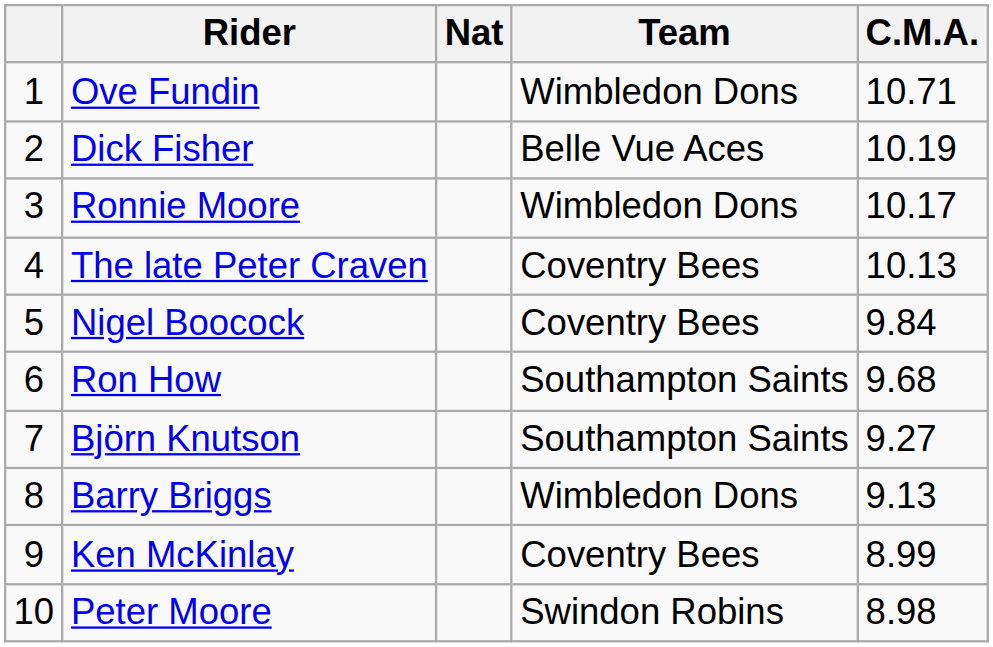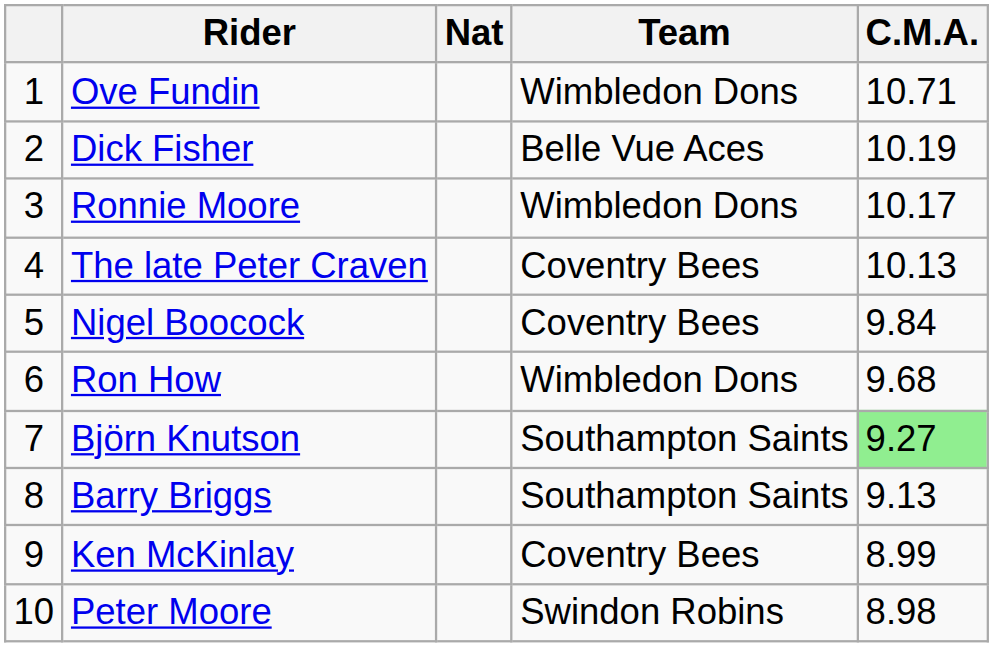(685, 380) Southampton Saints -> (659, 380) Wimbledon Dons
(901, 438) no background -> (901, 438) lightgreen background
(659, 496) Wimbledon Dons -> (685, 496) Southampton Saints
